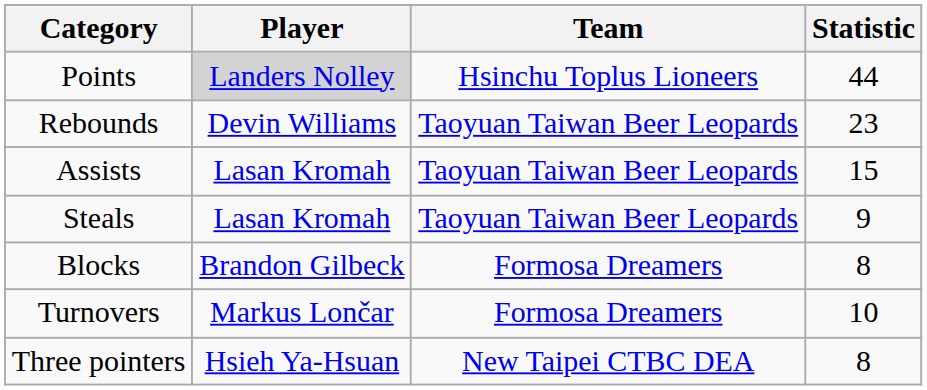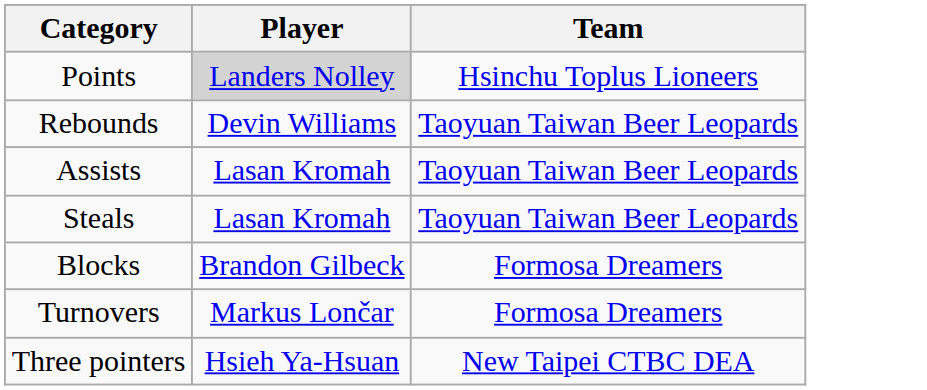- column: (864, 28)
